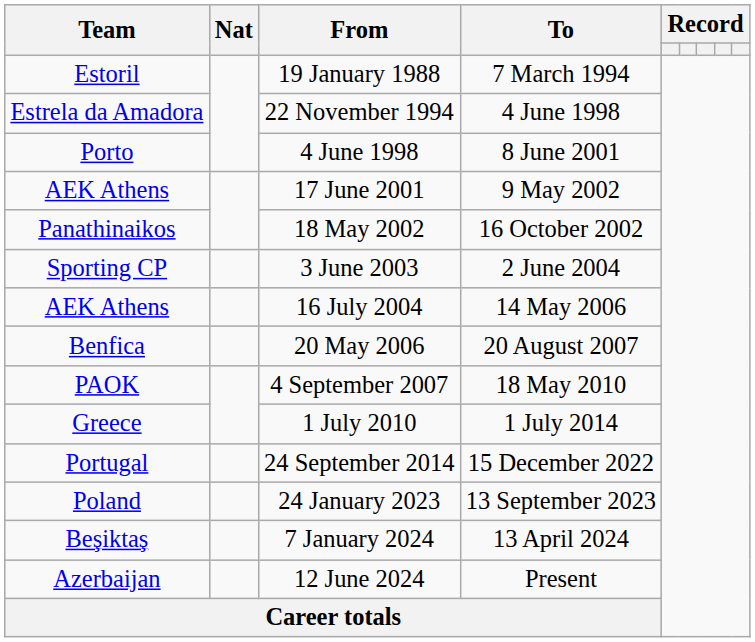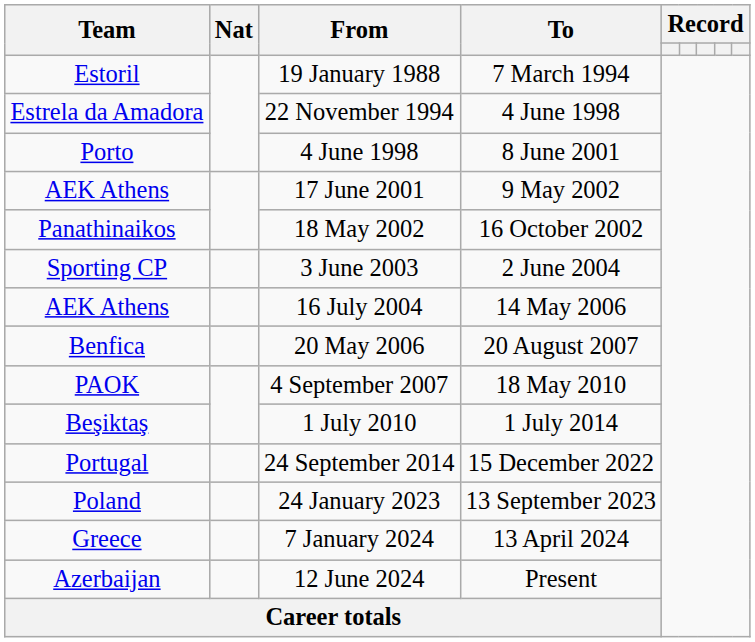(107, 423) Greece -> (107, 423) Beşiktaş
(107, 539) Beşiktaş -> (107, 539) Greece
